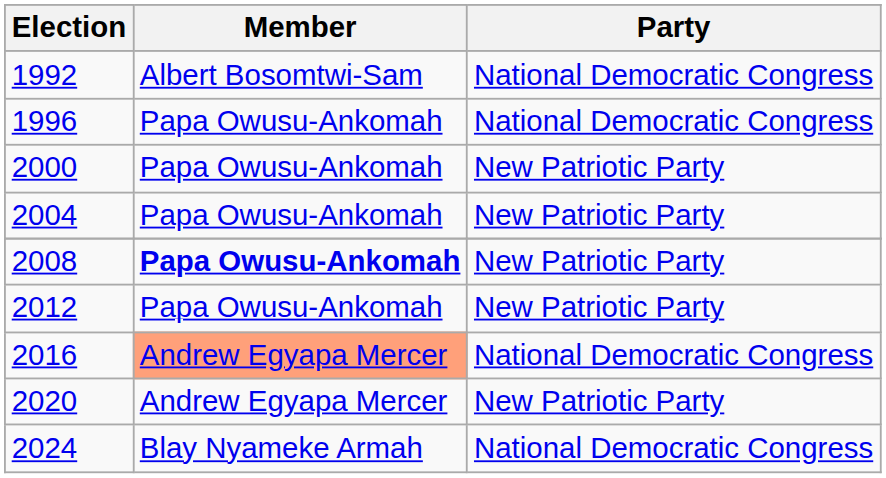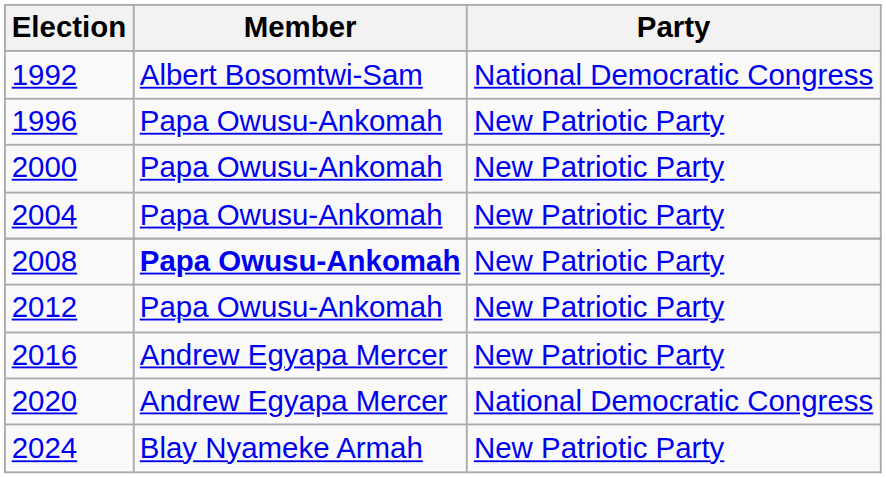(674, 121) National Democratic Congress -> (599, 121) New Patriotic Party
(294, 354) lightsalmon background -> (294, 354) no background
(674, 354) National Democratic Congress -> (599, 354) New Patriotic Party
(599, 401) New Patriotic Party -> (674, 401) National Democratic Congress
(674, 448) National Democratic Congress -> (599, 448) New Patriotic Party
